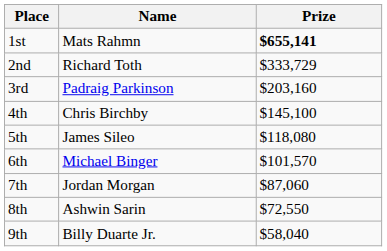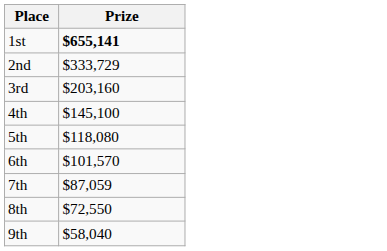- column: (157, 16)
(284, 185) $87,060 -> (87, 185) $87,059
